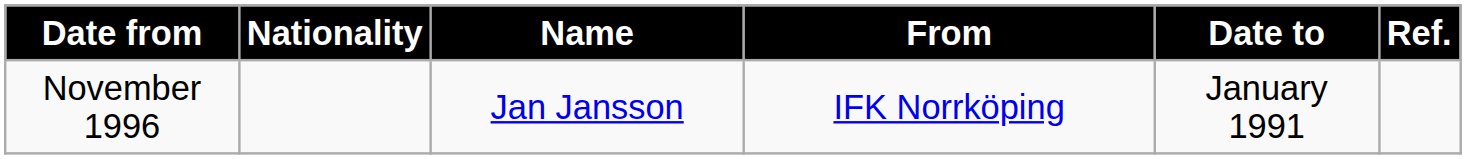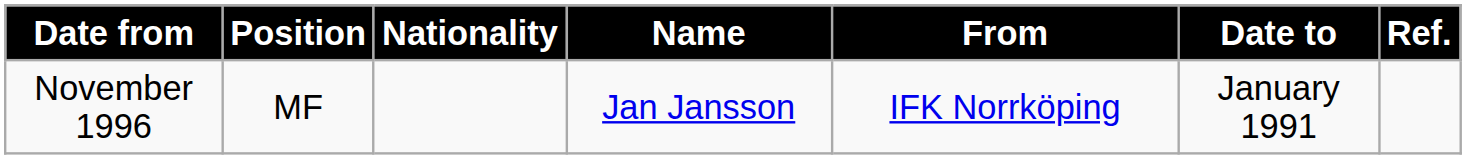+ column: (298, 33)
